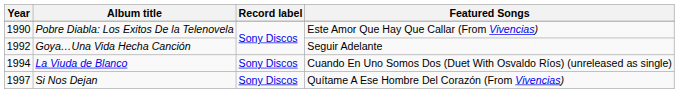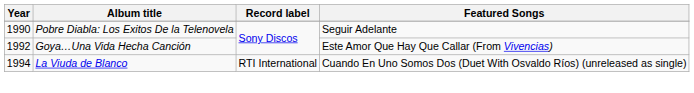(423, 30) Este Amor Que Hay Que Callar (From Vivencias) -> (359, 30) Seguir Adelante
(345, 47) Seguir Adelante -> (437, 47) Este Amor Que Hay Que Callar (From Vivencias)
(268, 63) Sony Discos -> (278, 63) RTI International
- row: (66, 80)
